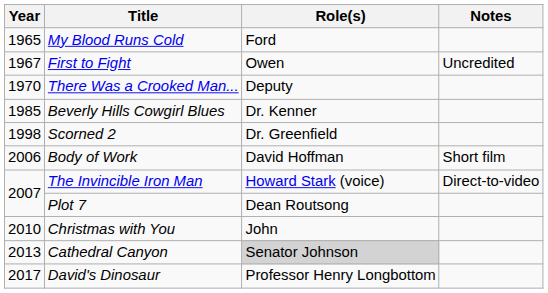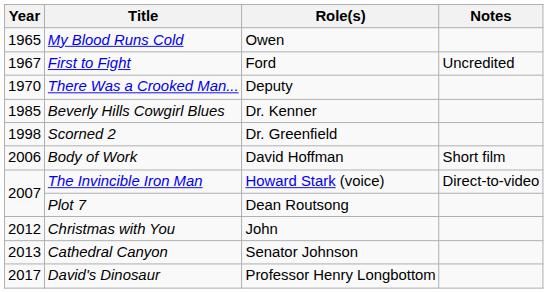(261, 39) Ford -> (265, 39) Owen
(265, 63) Owen -> (261, 63) Ford
(24, 228) 2010 -> (24, 228) 2012
(302, 252) lightgrey background -> (302, 252) no background
